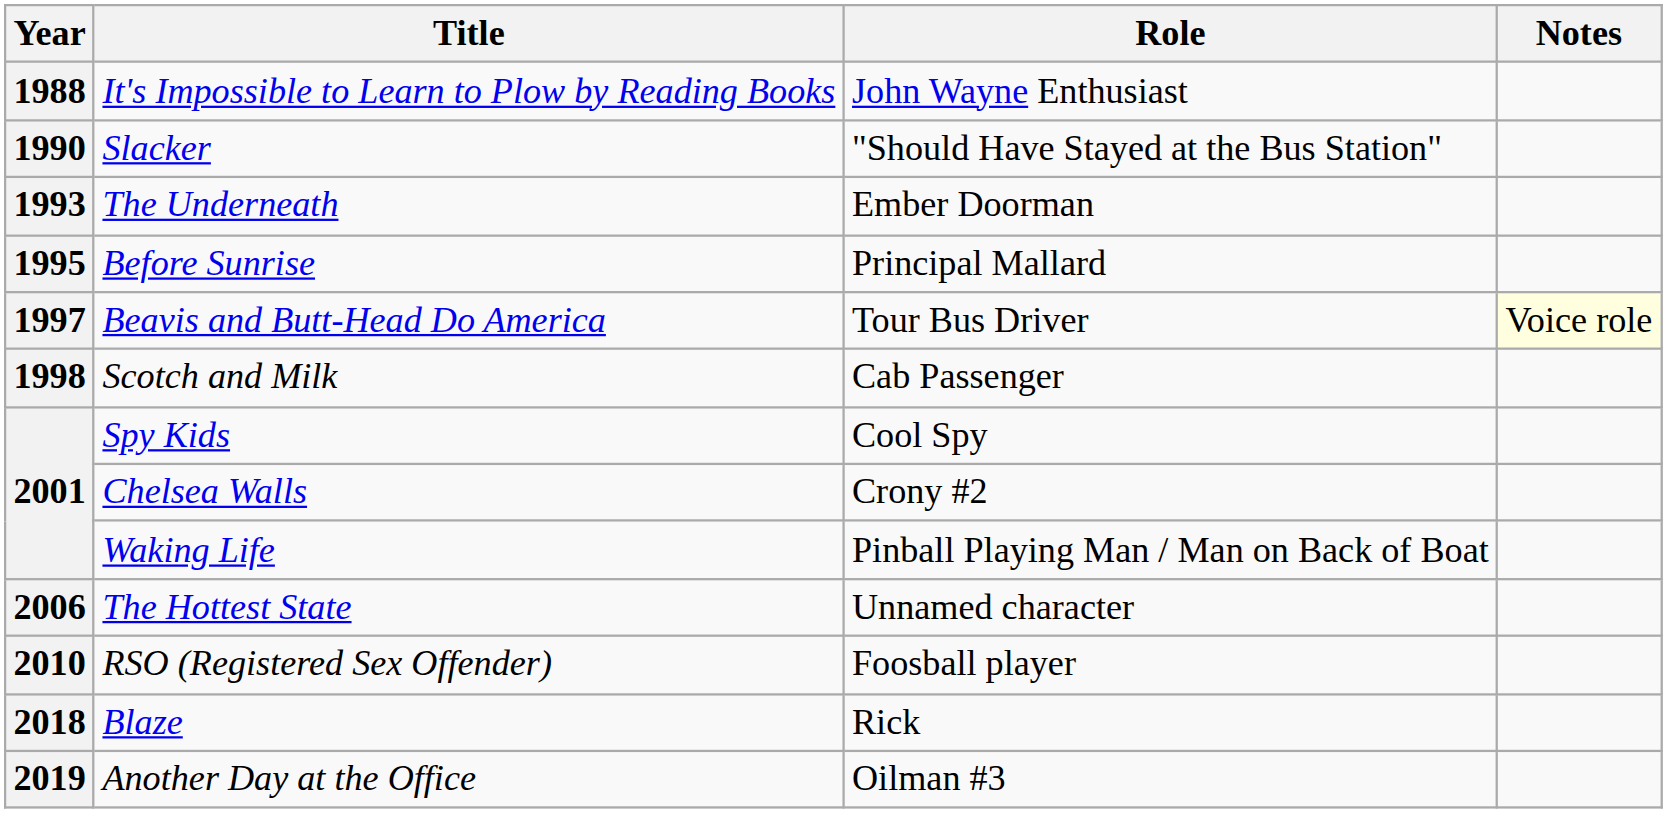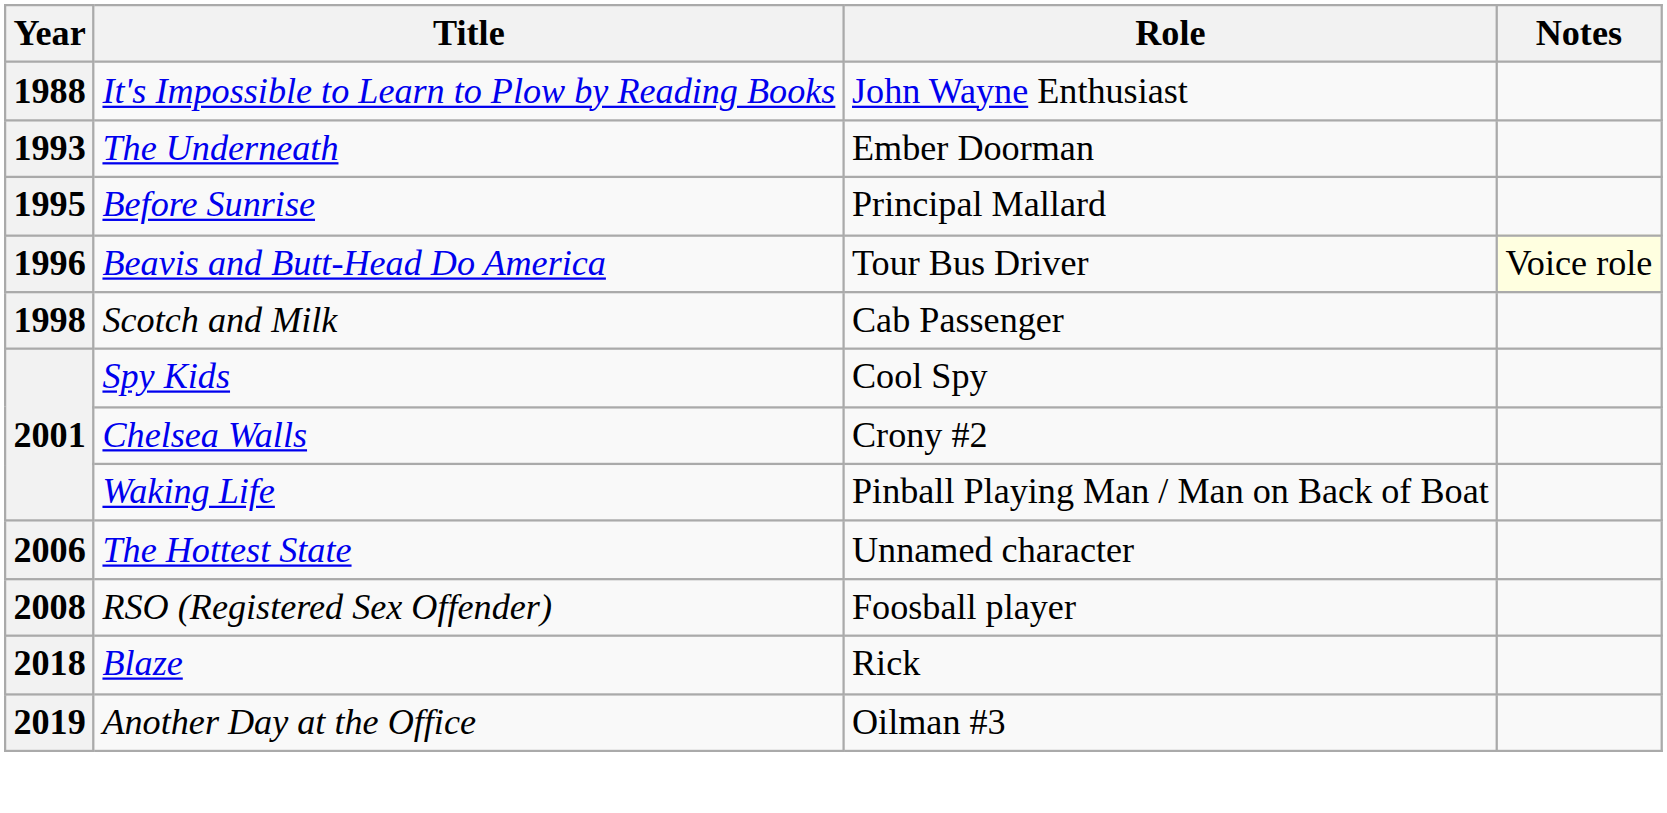- row: (157, 147)
(50, 319) 1997 -> (50, 262) 1996
(50, 663) 2010 -> (50, 606) 2008
